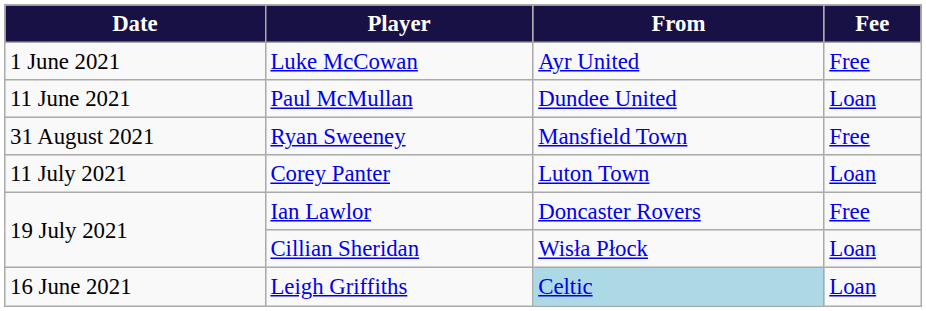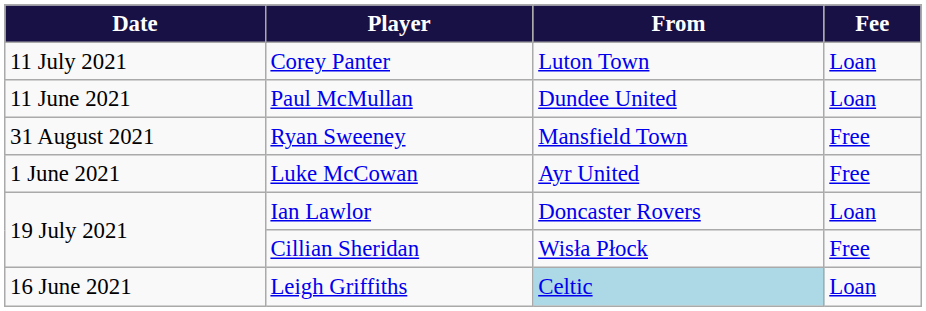rows swapped: (344, 61) <-> (330, 173)
(850, 211) Free -> (853, 211) Loan
(853, 249) Loan -> (850, 249) Free
